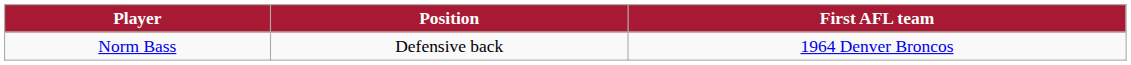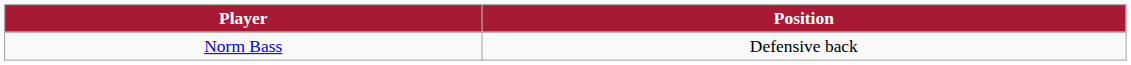- column: (877, 18)
